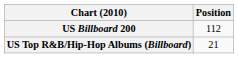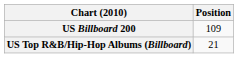(213, 28) 112 -> (213, 28) 109
